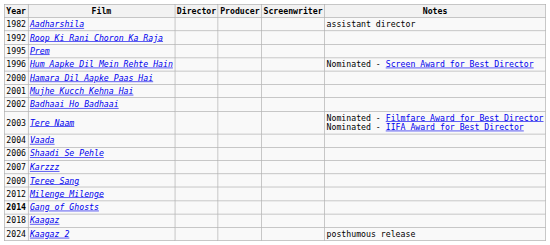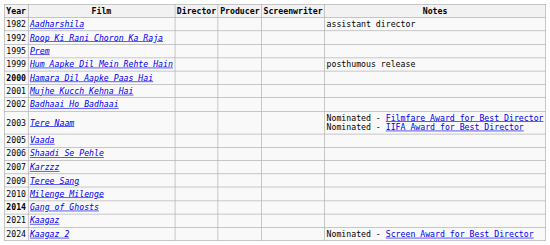(16, 64) 1996 -> (16, 64) 1999
(430, 64) Nominated - Screen Award for Best Director -> (371, 64) posthumous release
(16, 78) normal -> (16, 78) bold
(16, 141) 2004 -> (16, 141) 2005
(16, 194) 2012 -> (16, 194) 2010
(16, 221) 2018 -> (16, 221) 2021
(371, 234) posthumous release -> (430, 234) Nominated - Screen Award for Best Director
